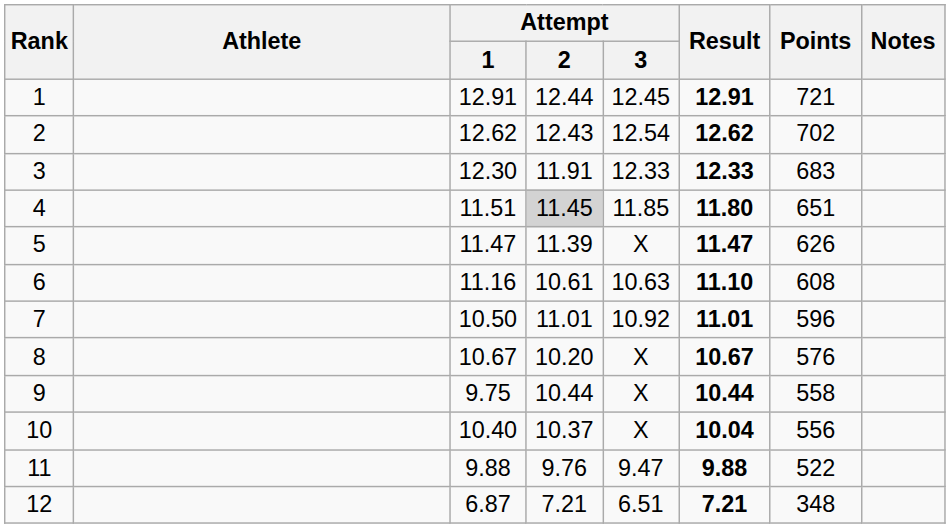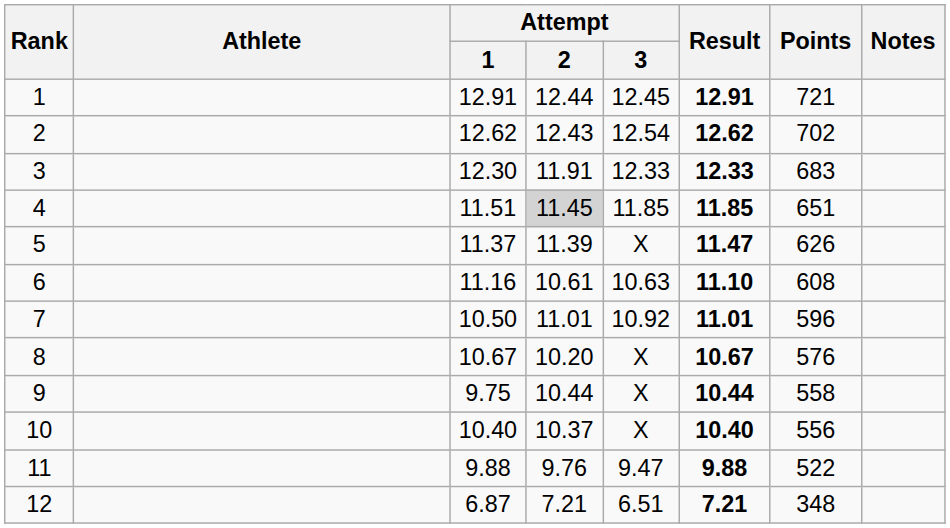(725, 208) 11.80 -> (725, 208) 11.85
(488, 245) 11.47 -> (488, 245) 11.37
(725, 430) 10.04 -> (725, 430) 10.40
